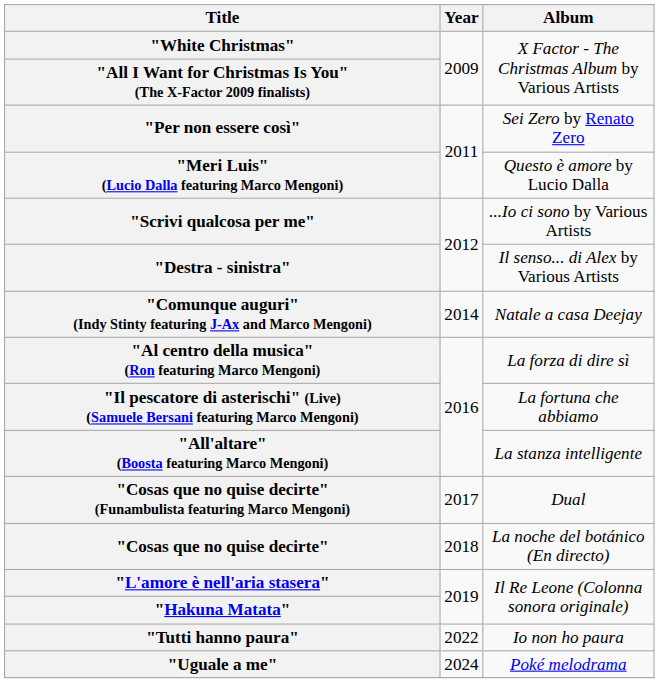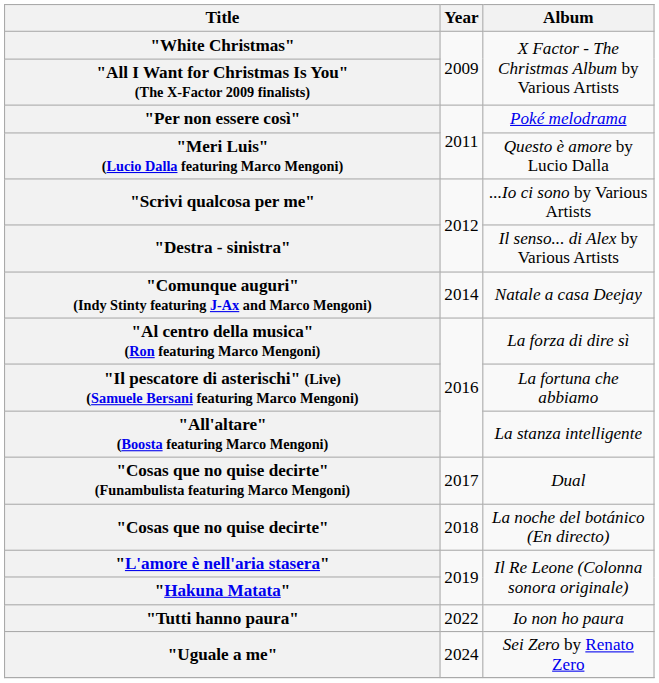(568, 128) Sei Zero by Renato Zero -> (568, 118) Poké melodrama
(568, 664) Poké melodrama -> (568, 654) Sei Zero by Renato Zero
